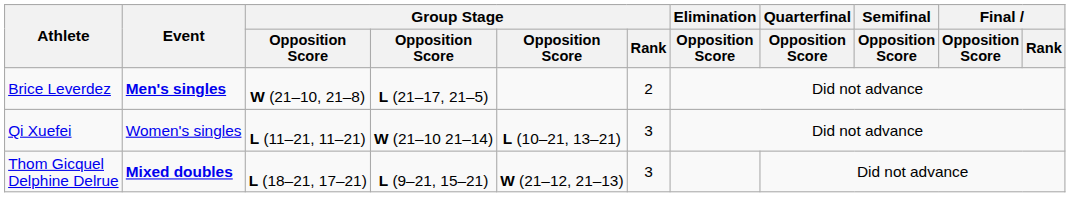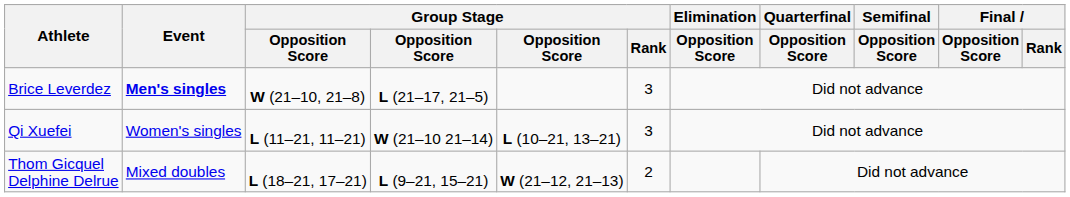(648, 89) 2 -> (648, 89) 3
(179, 172) bold -> (175, 172) normal
(648, 172) 3 -> (648, 172) 2
